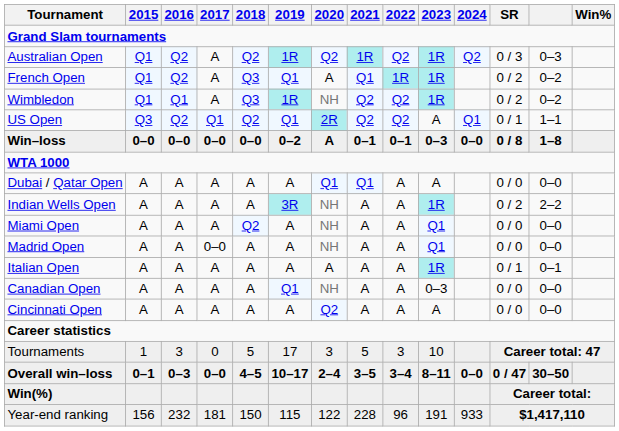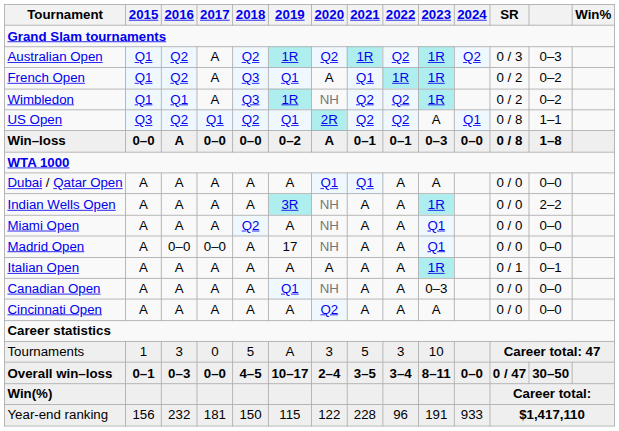(509, 120) 0 / 1 -> (509, 120) 0 / 8
(179, 141) 0–0 -> (179, 141) A
(509, 204) 0 / 2 -> (509, 204) 0 / 0
(179, 246) A -> (179, 246) 0–0
(290, 246) A -> (290, 246) 17
(290, 352) 17 -> (290, 352) A
